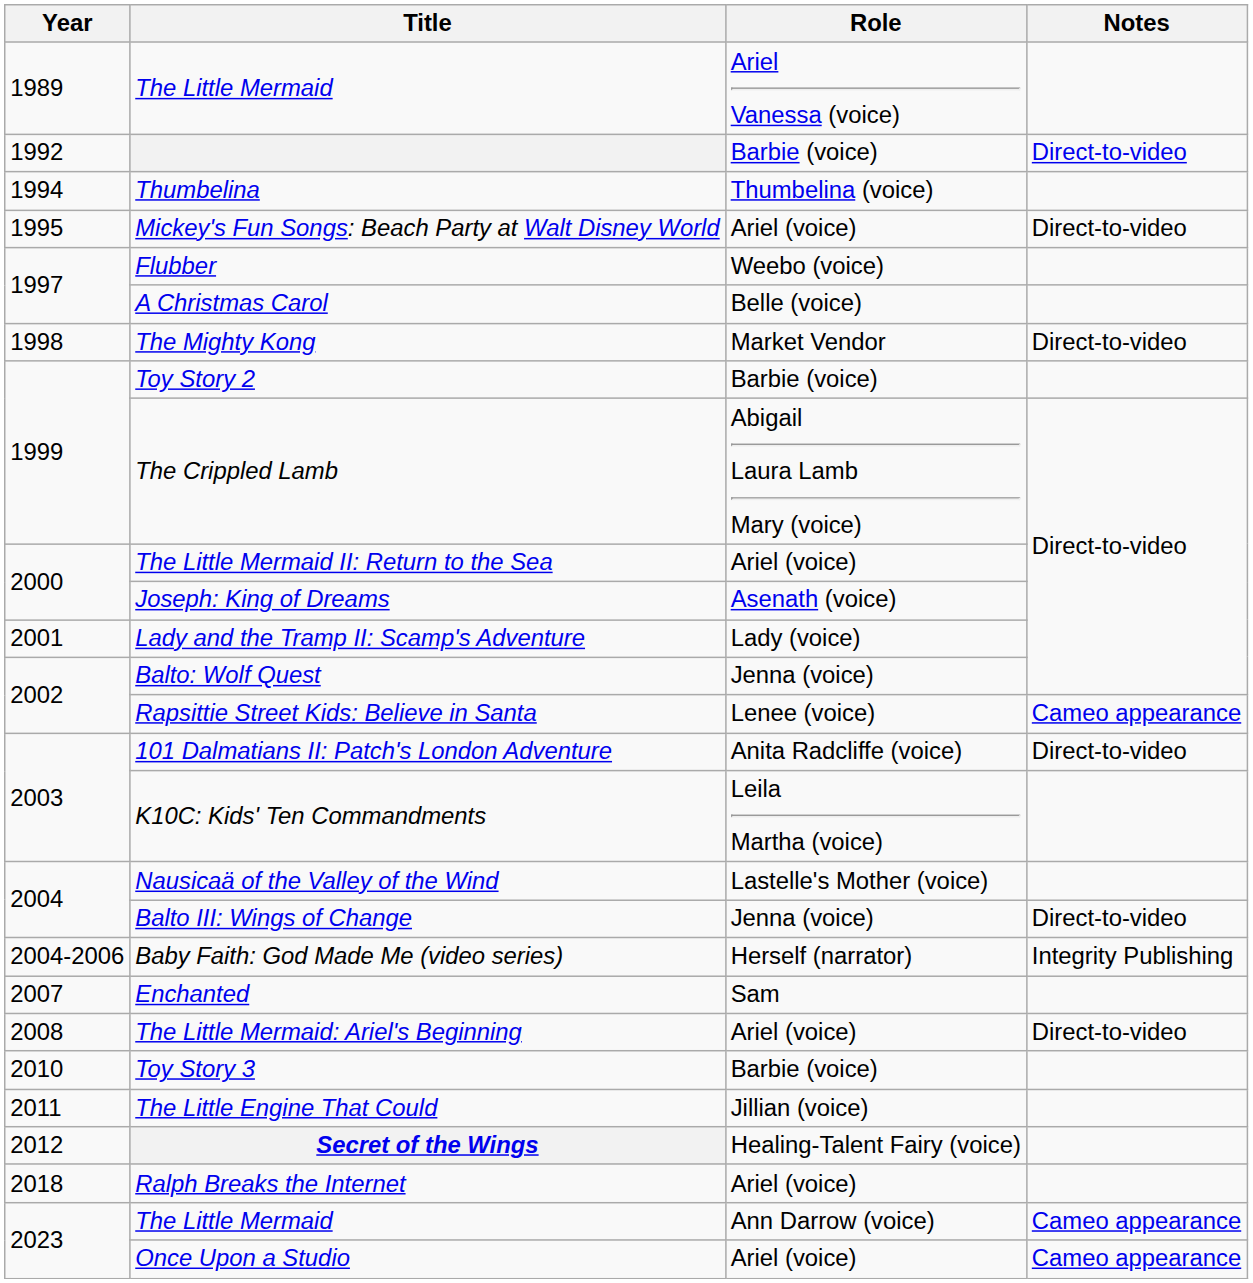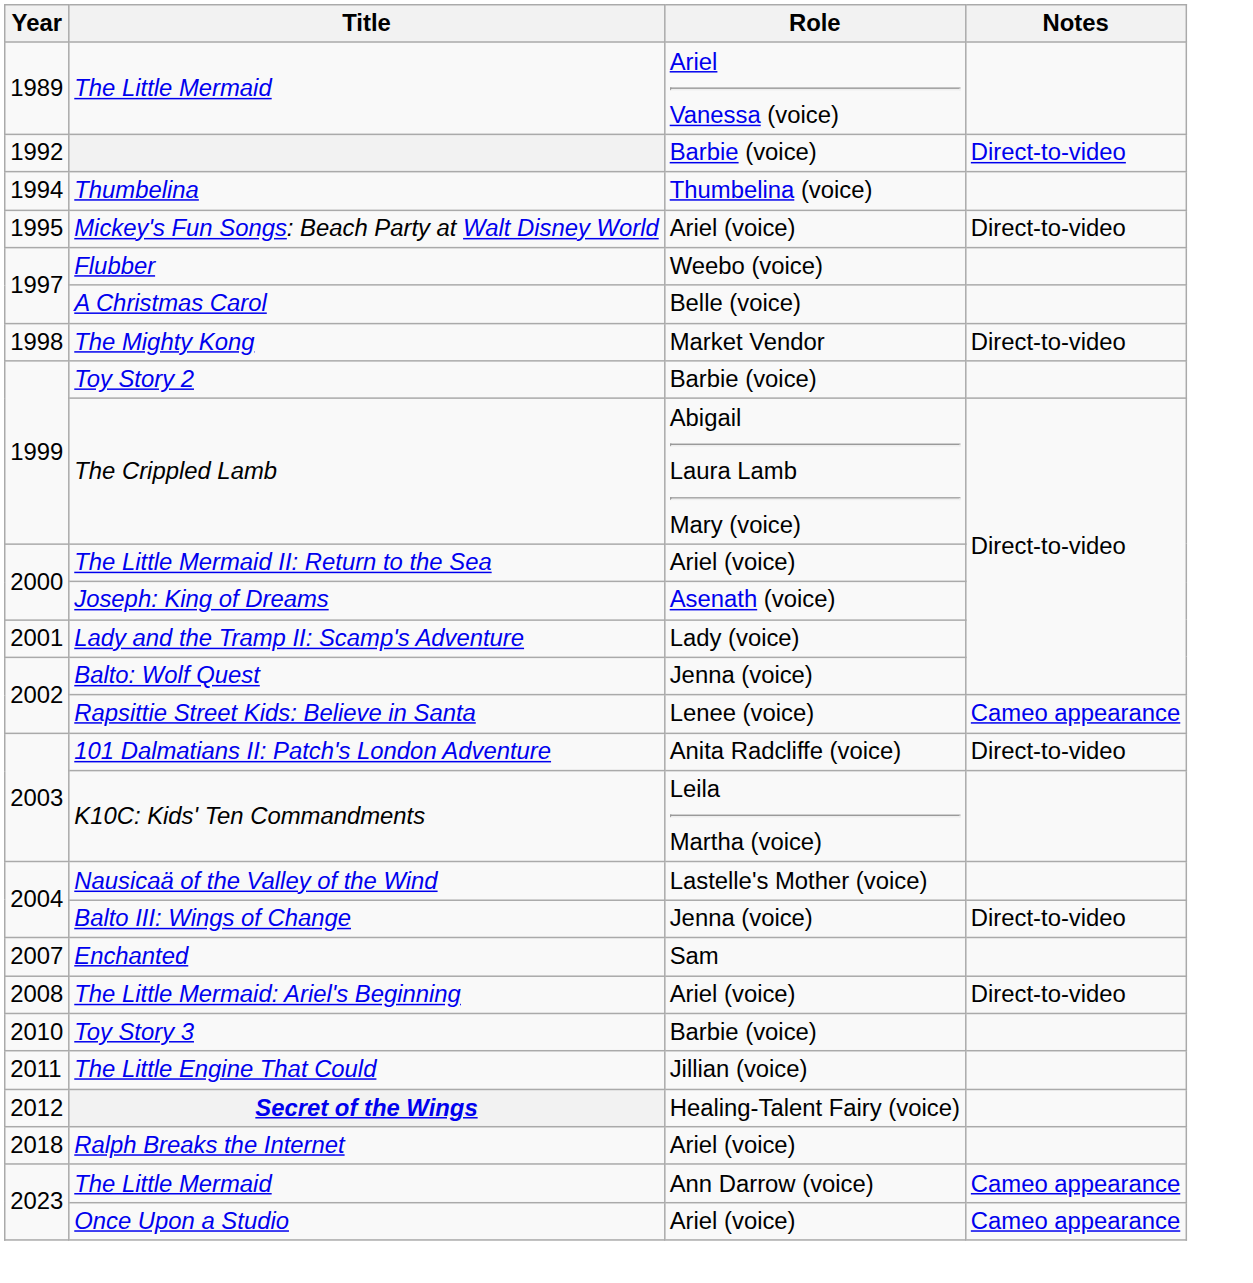- row: (67, 956)
